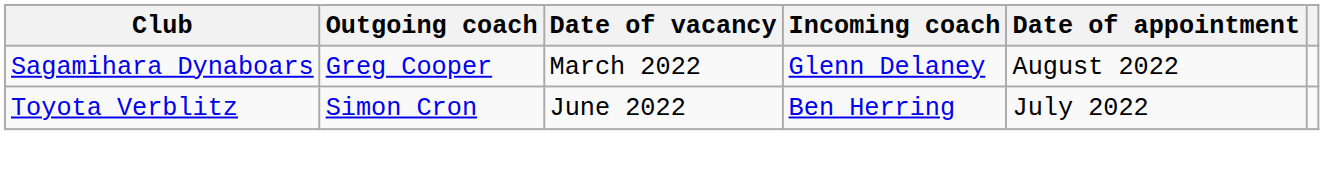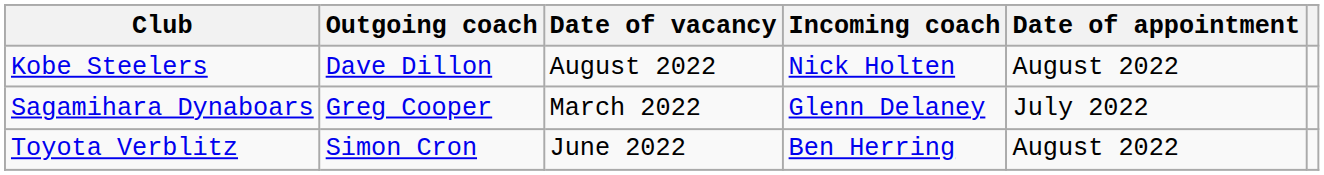+ row: (109, 67)
(1096, 67) August 2022 -> (1081, 108) July 2022
(1081, 108) July 2022 -> (1096, 149) August 2022
